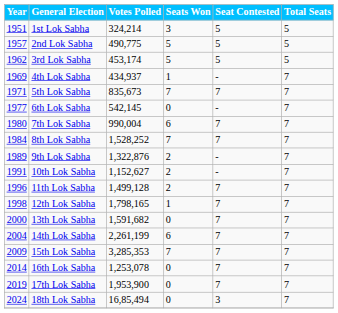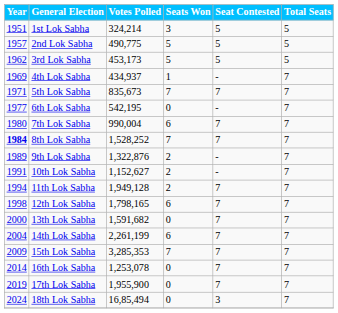(125, 60) 453,174 -> (125, 60) 453,173
(125, 108) 542,145 -> (125, 108) 542,195
(17, 140) normal -> (17, 140) bold
(17, 188) 1996 -> (17, 188) 1994
(129, 188) 1,499,128 -> (129, 188) 1,949,128
(168, 204) 1 -> (168, 204) 6
(129, 284) 1,953,900 -> (129, 284) 1,955,900
